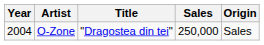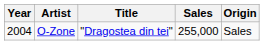(198, 31) 250,000 -> (198, 31) 255,000
